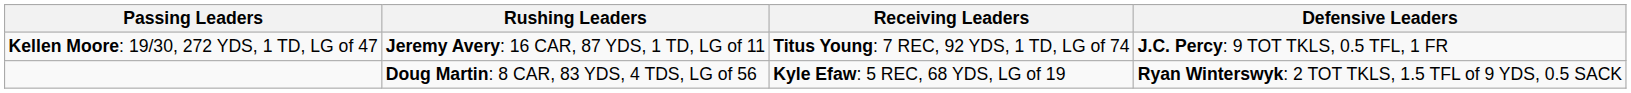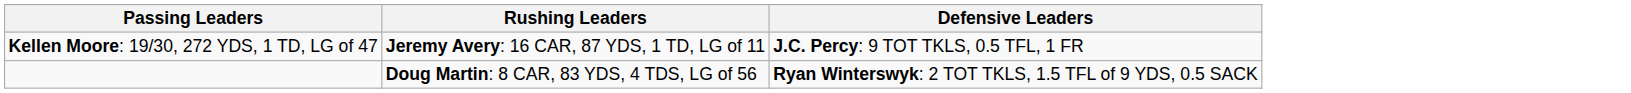- column: (951, 18)
